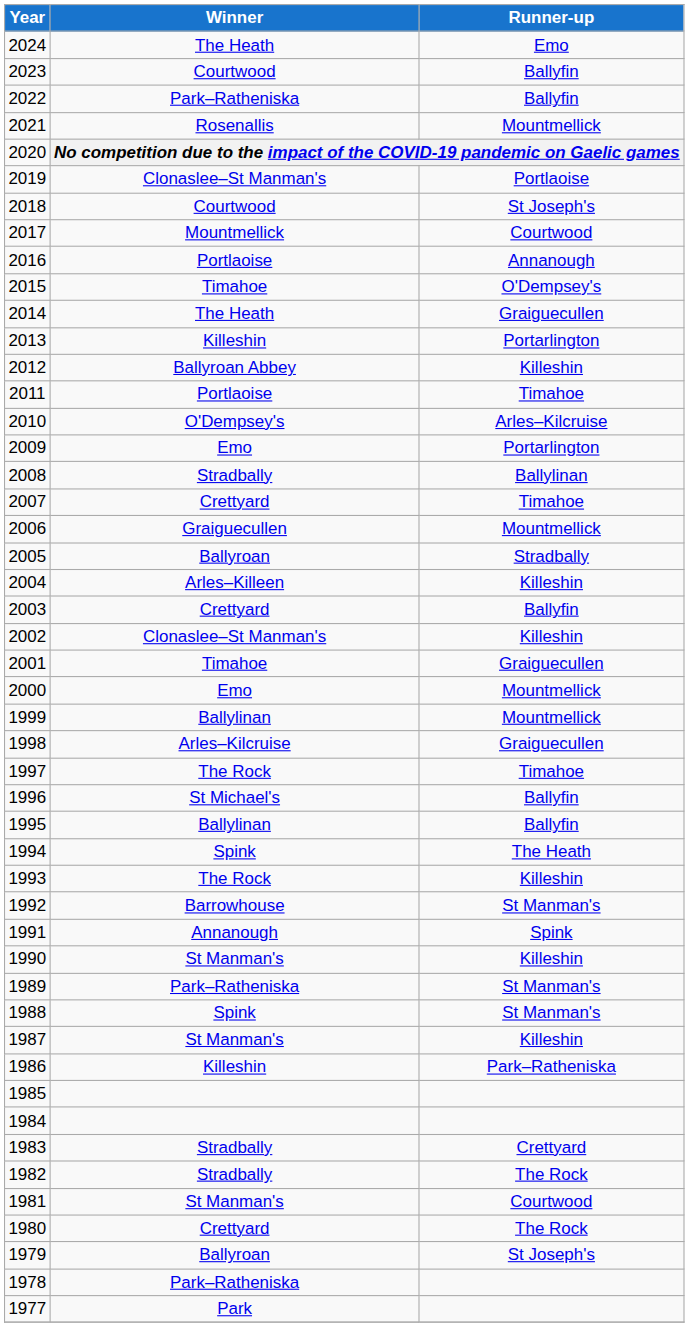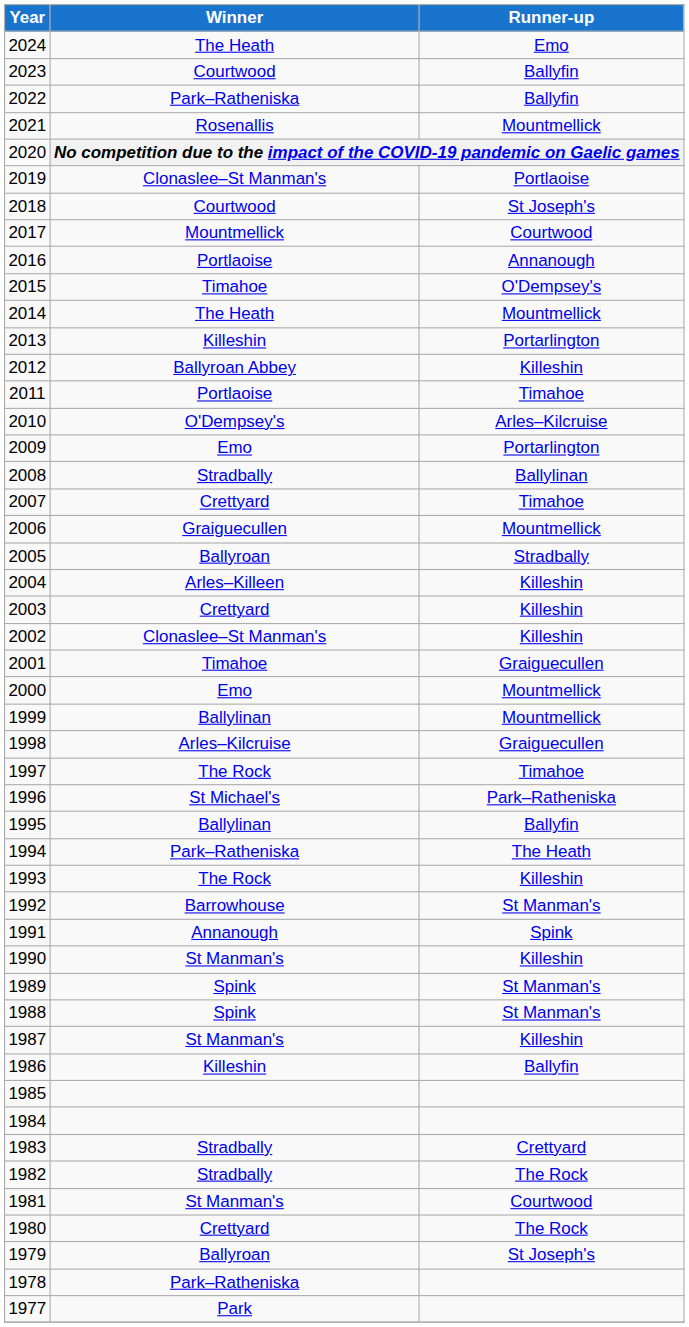(551, 313) Graiguecullen -> (551, 313) Mountmellick
(551, 609) Ballyfin -> (551, 609) Killeshin
(551, 797) Ballyfin -> (551, 797) Park–Ratheniska
(235, 851) Spink -> (235, 851) Park–Ratheniska
(235, 986) Park–Ratheniska -> (235, 986) Spink
(551, 1066) Park–Ratheniska -> (551, 1066) Ballyfin
